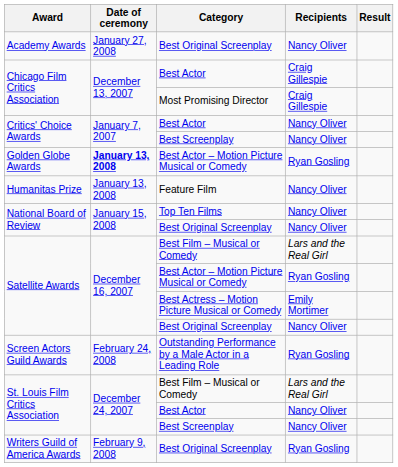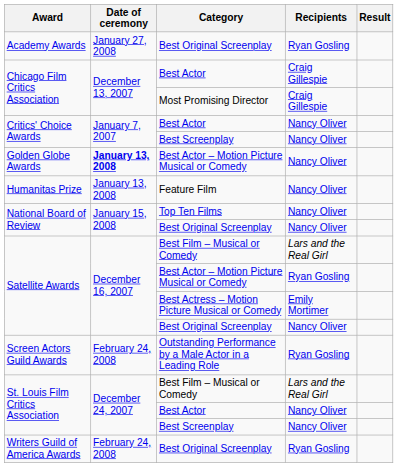(317, 46) Nancy Oliver -> (319, 46) Ryan Gosling
(319, 161) Ryan Gosling -> (317, 161) Nancy Oliver
(119, 448) February 9, 2008 -> (122, 448) February 24, 2008
